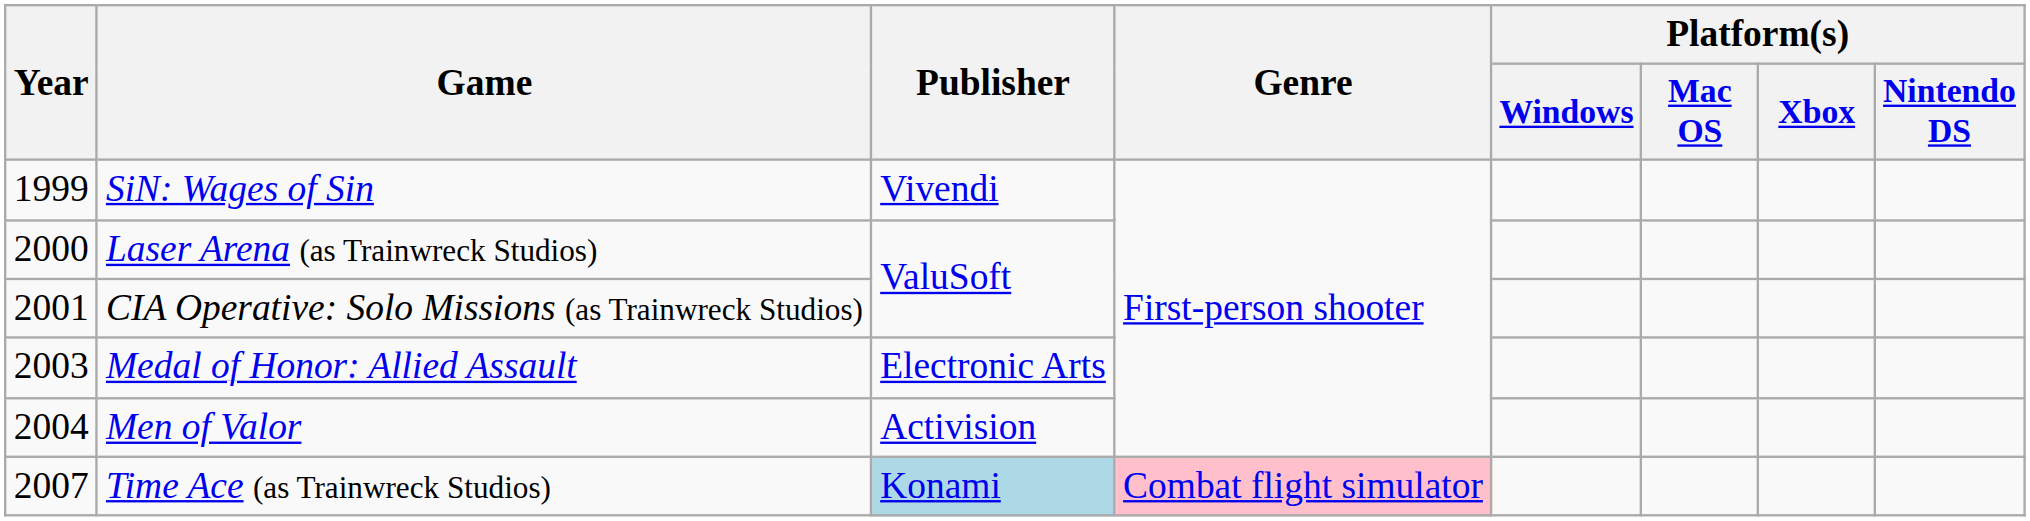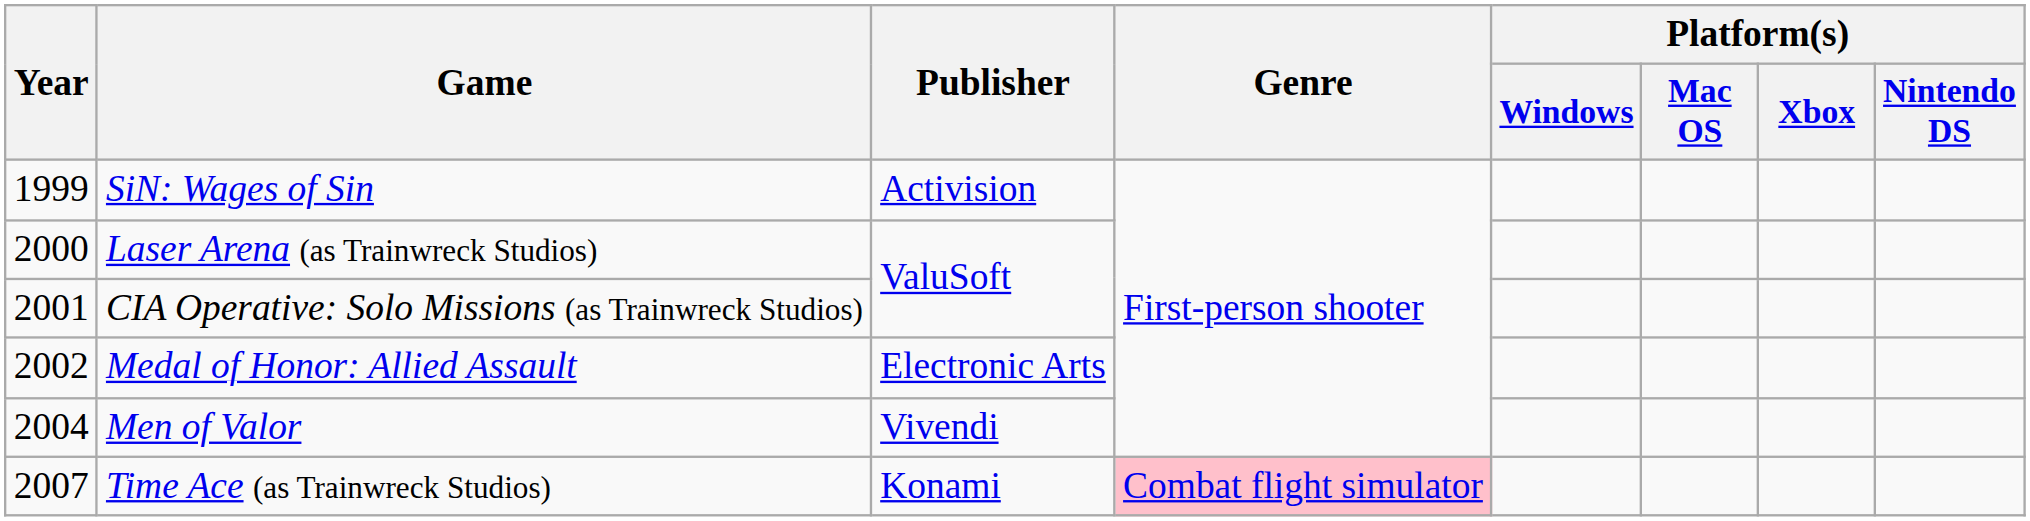(939, 188) Vivendi -> (958, 188) Activision
(51, 367) 2003 -> (51, 367) 2002
(958, 426) Activision -> (939, 426) Vivendi
(940, 485) lightblue background -> (940, 485) no background
